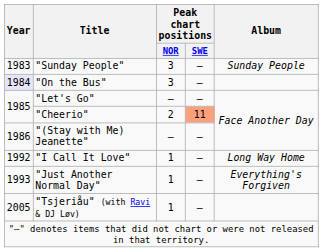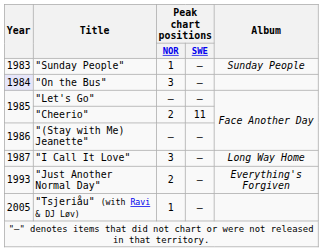(171, 66) 3 -> (171, 66) 1
(200, 115) lightsalmon background -> (200, 115) no background
(19, 158) 1992 -> (19, 158) 1987
(171, 158) 1 -> (171, 158) 3
(171, 180) 1 -> (171, 180) 2
